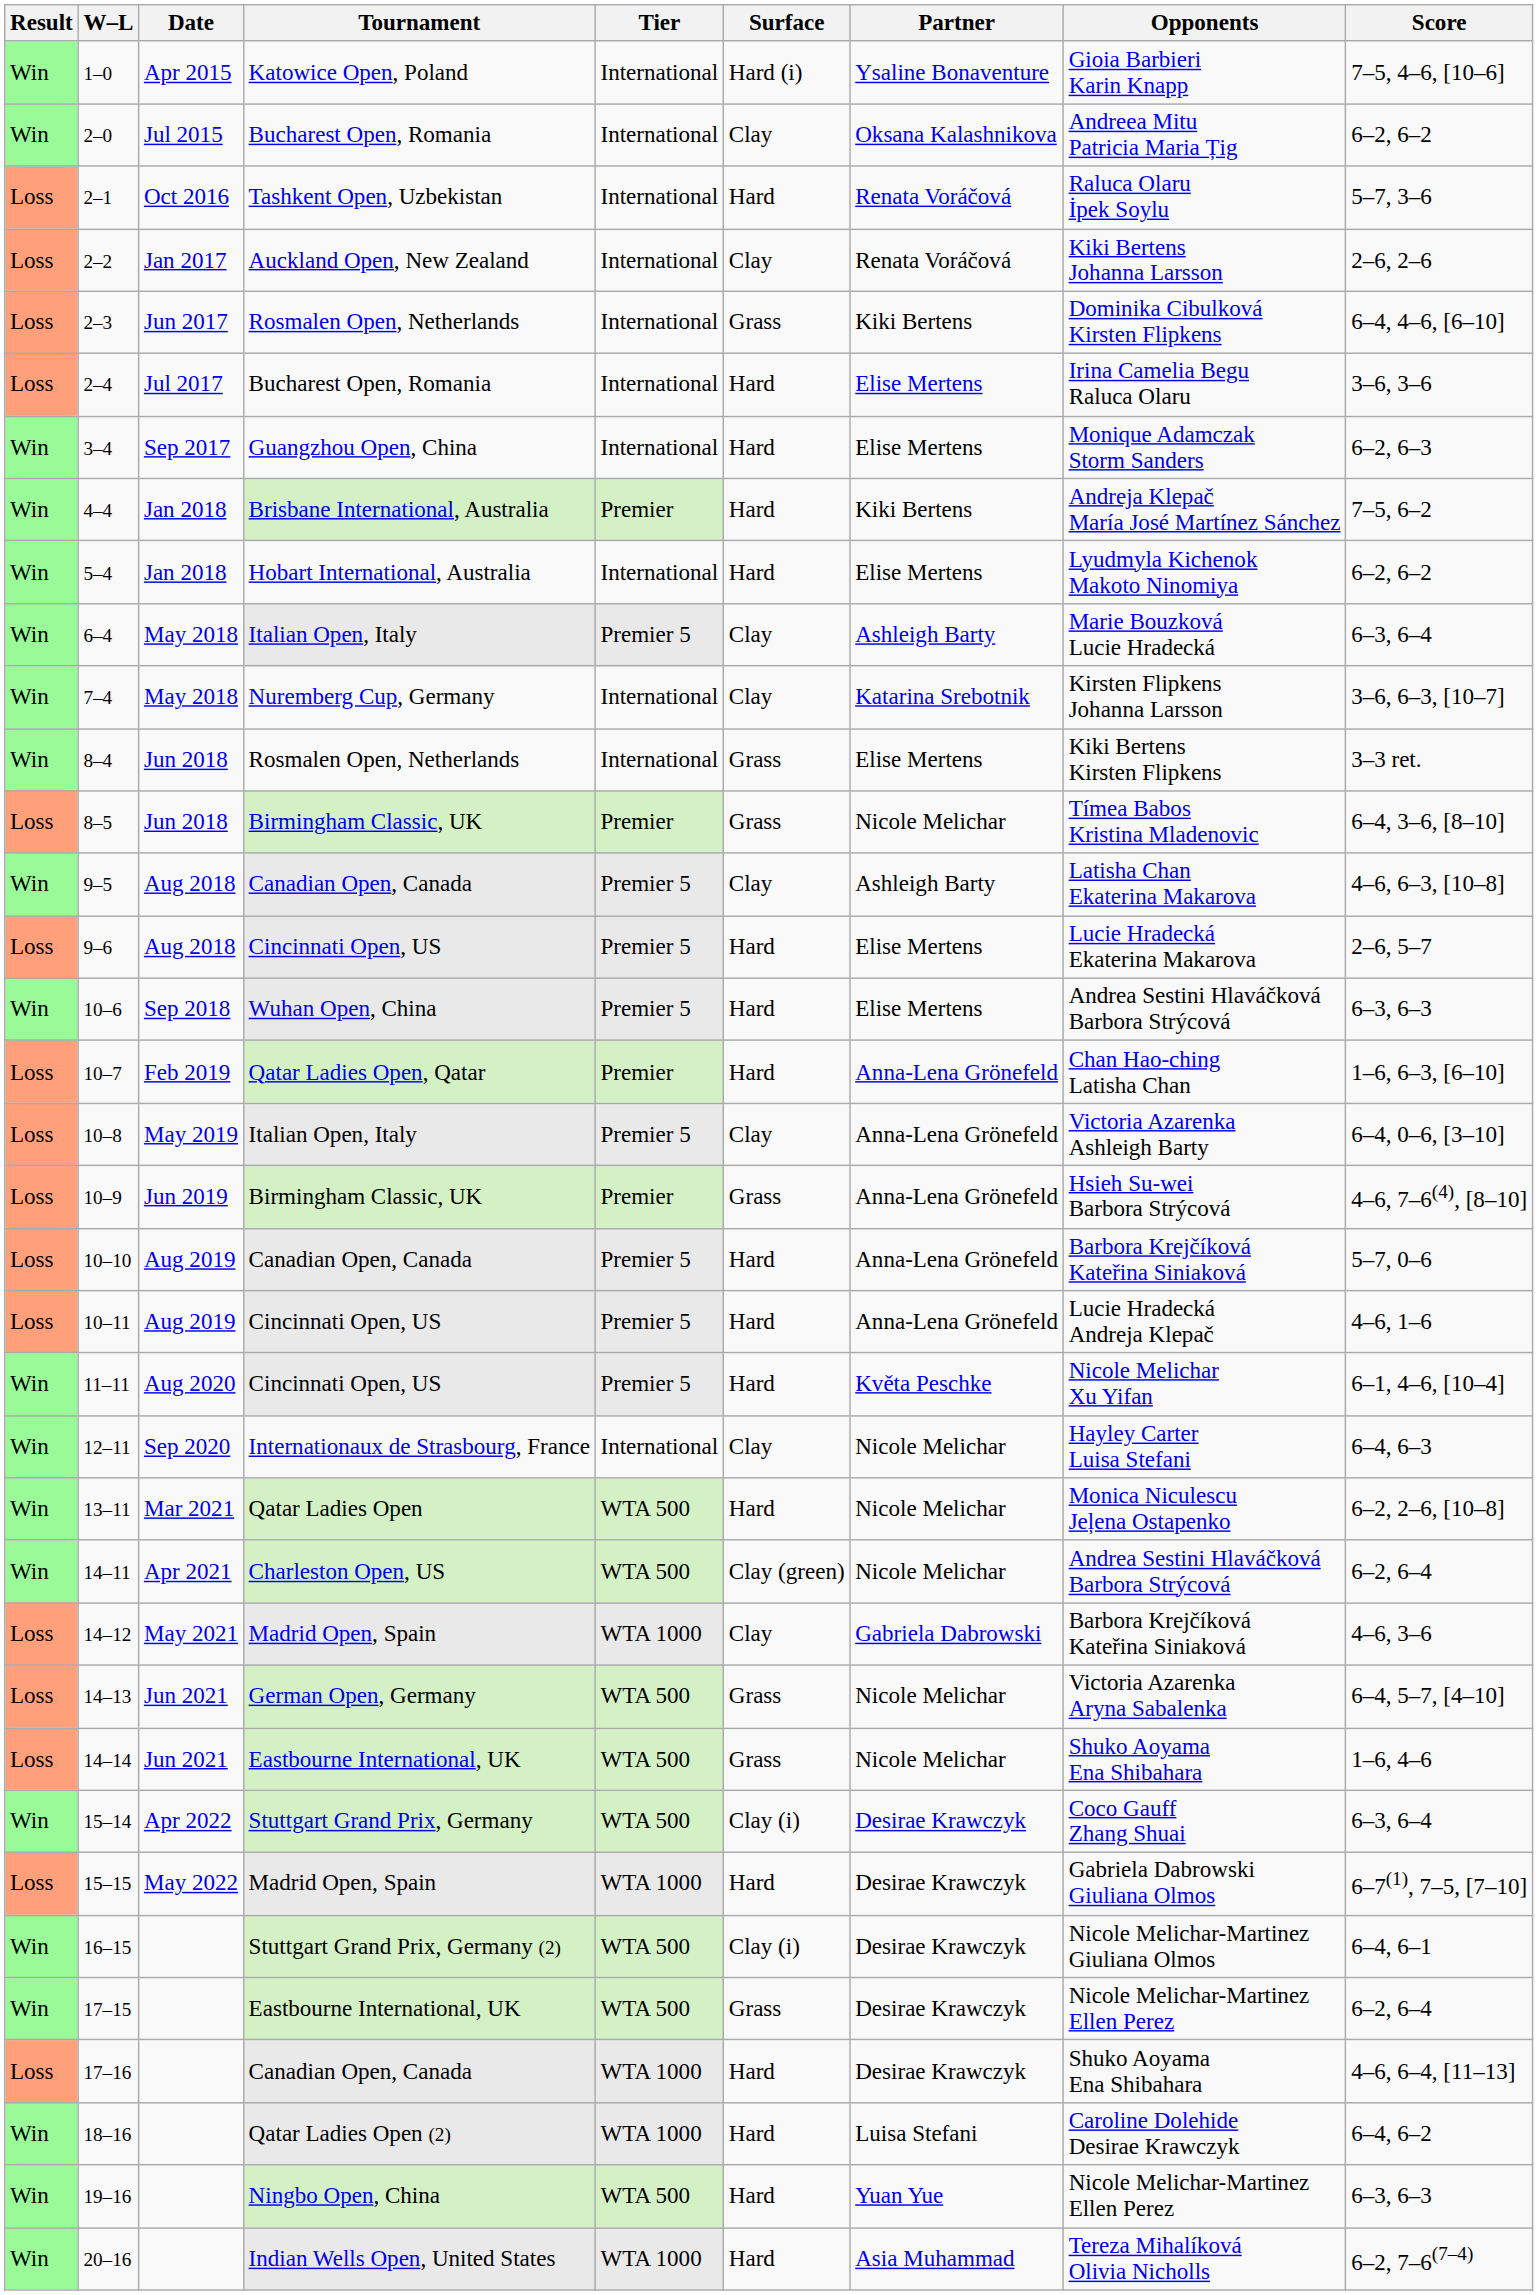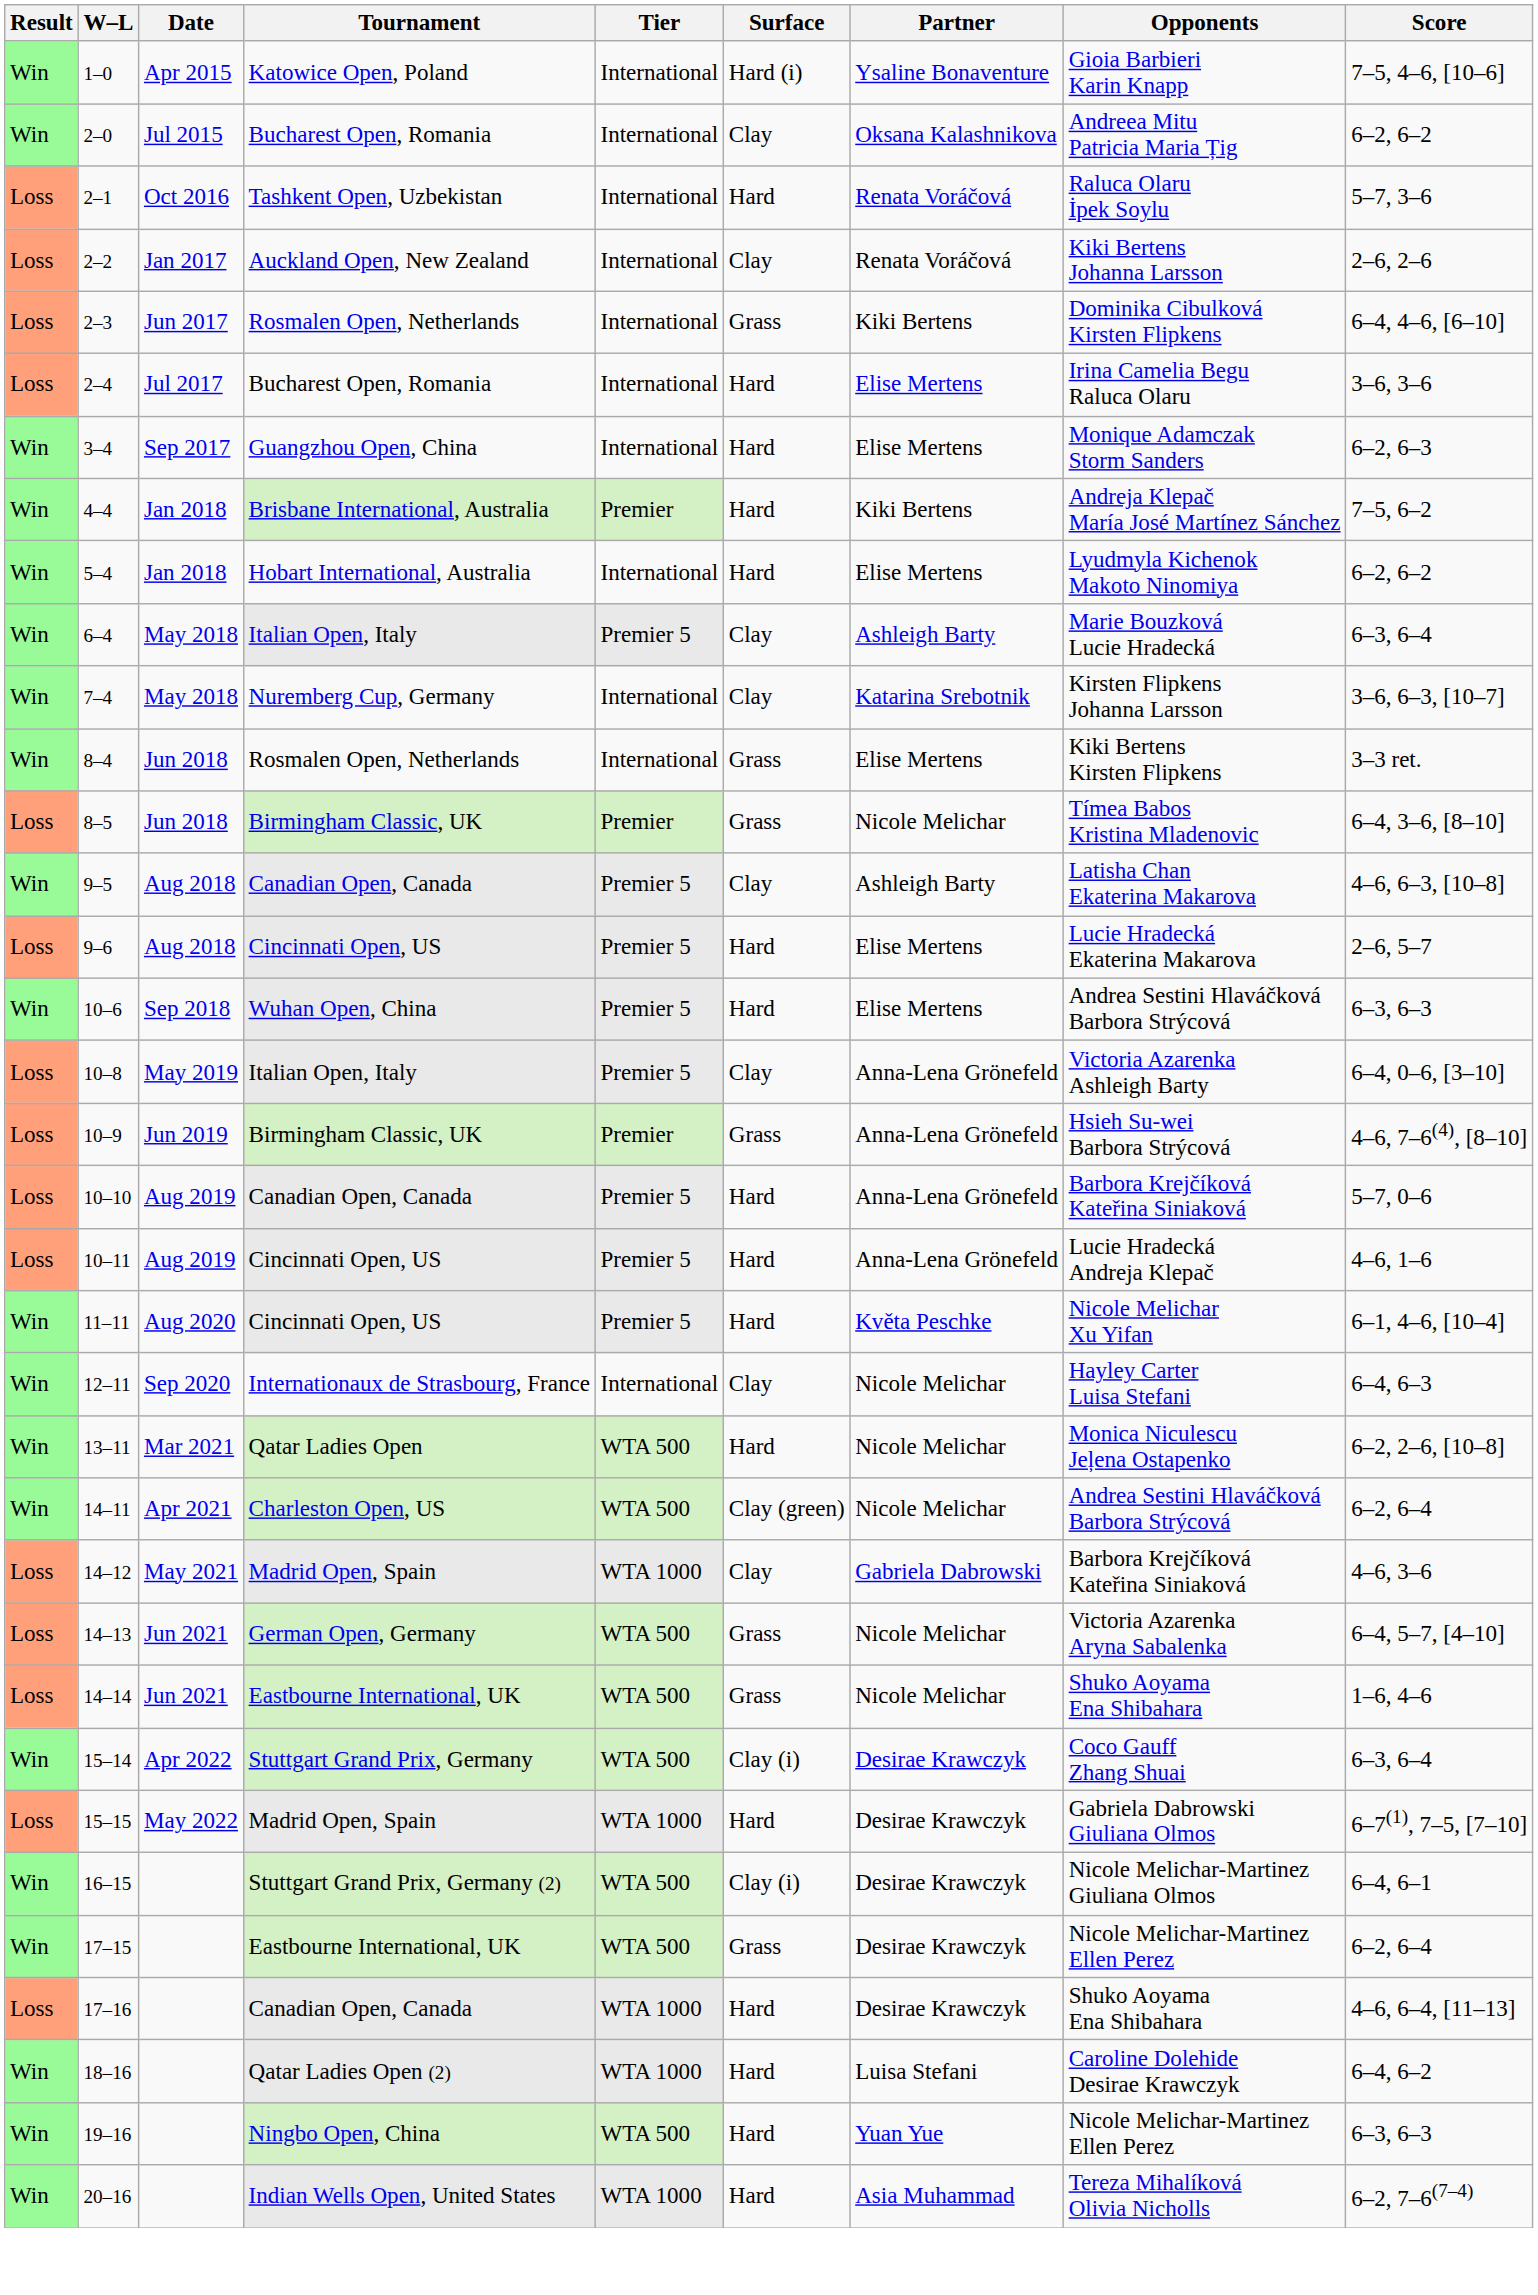- row: (103, 1073)
